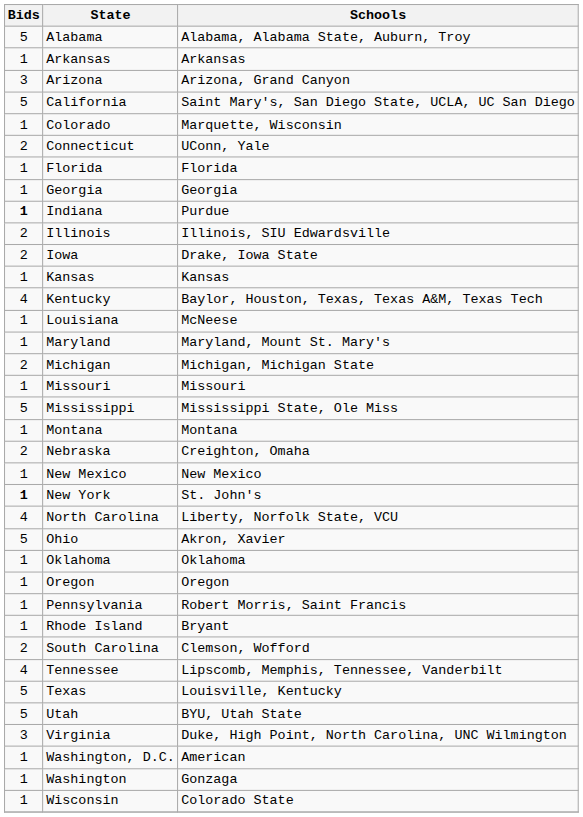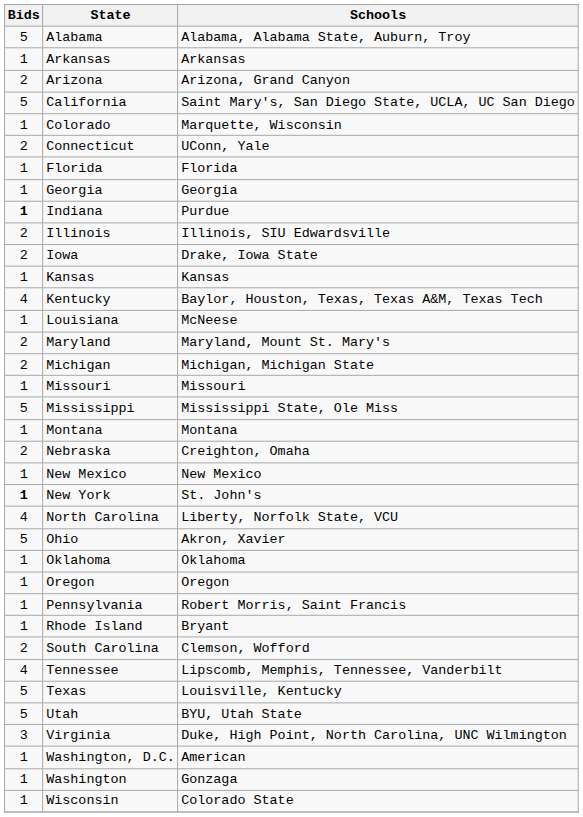(24, 81) 3 -> (24, 81) 2
(24, 343) 1 -> (24, 343) 2
